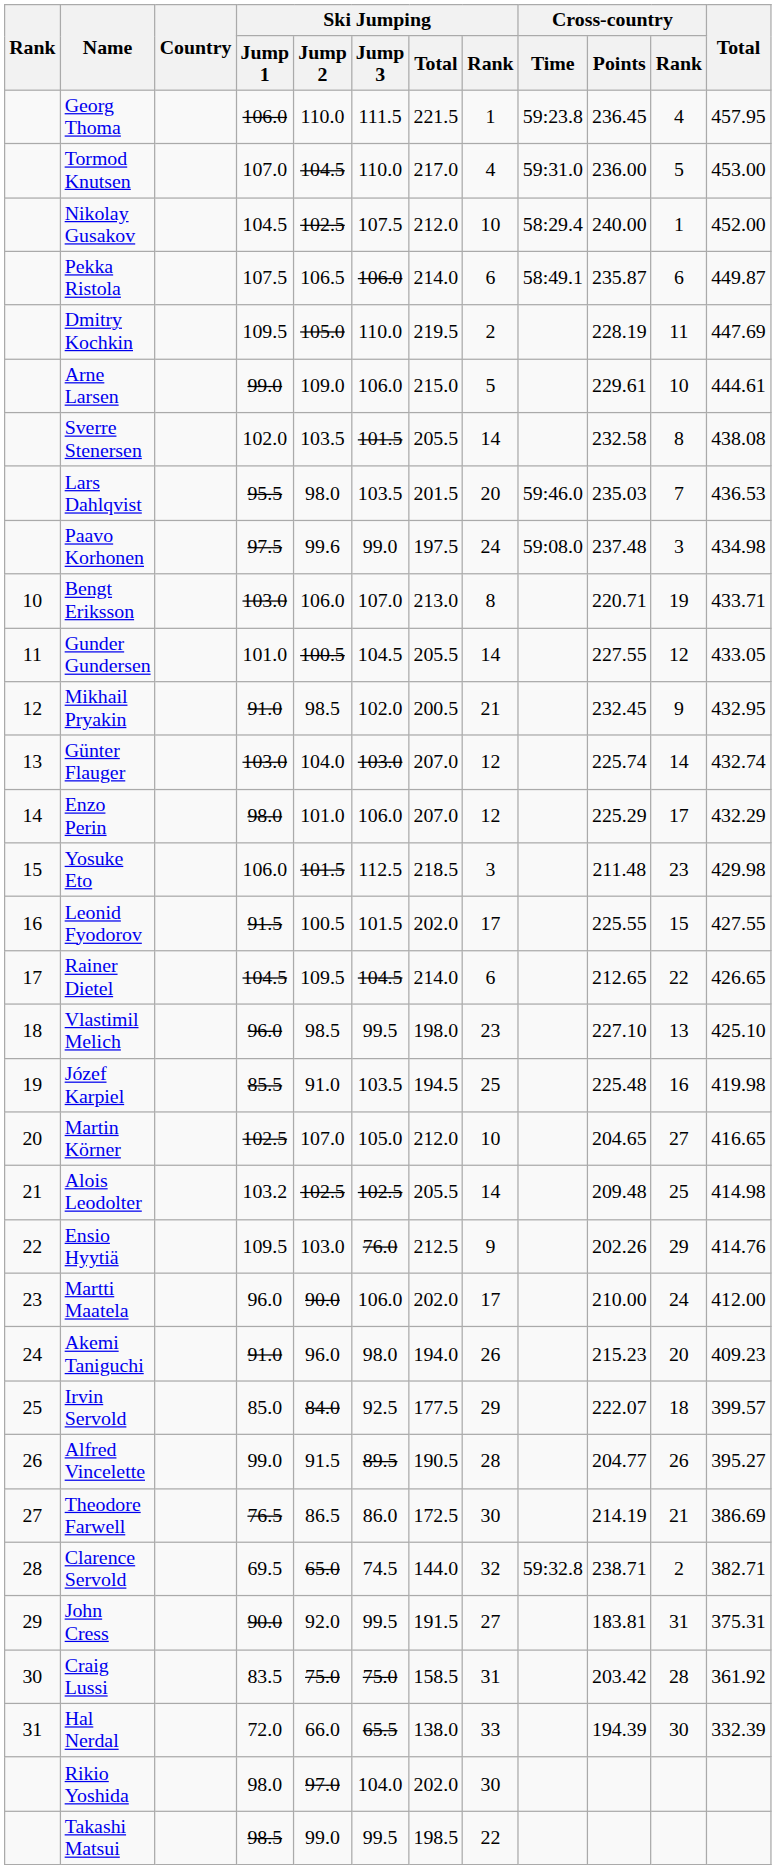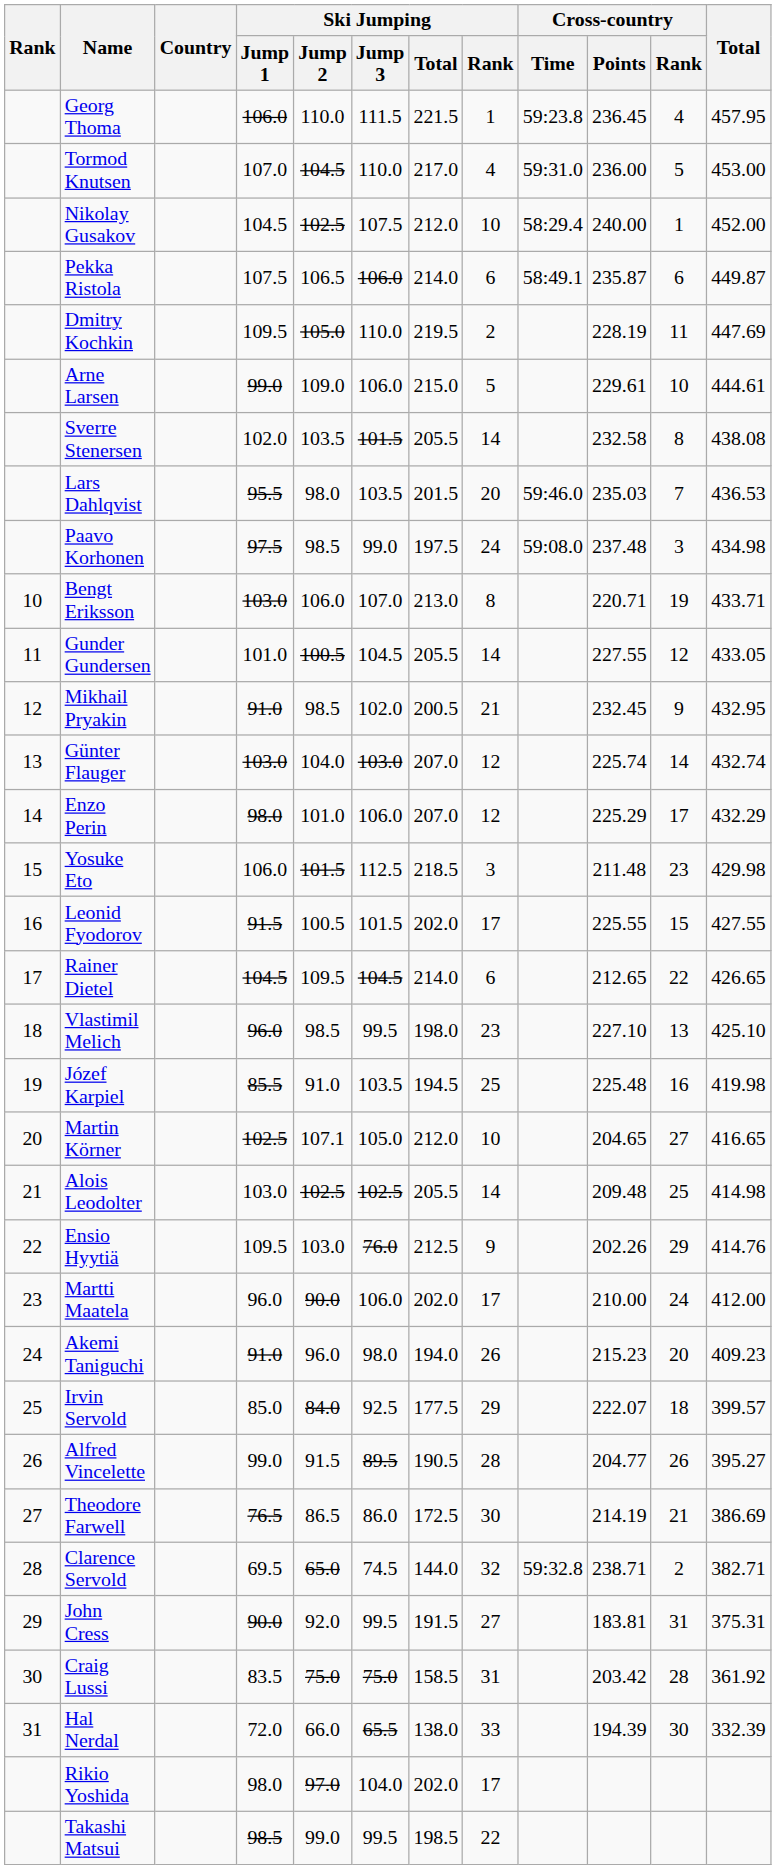(322, 546) 99.6 -> (322, 546) 98.5
(322, 1138) 107.0 -> (322, 1138) 107.1
(265, 1192) 103.2 -> (265, 1192) 103.0
(490, 1783) 30 -> (490, 1783) 17
